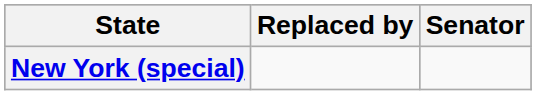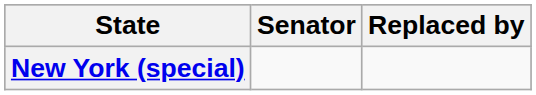columns swapped: (475, 25) <-> (335, 25)
